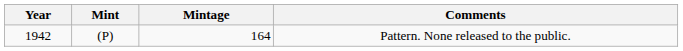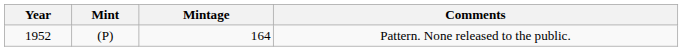(38, 35) 1942 -> (38, 35) 1952
